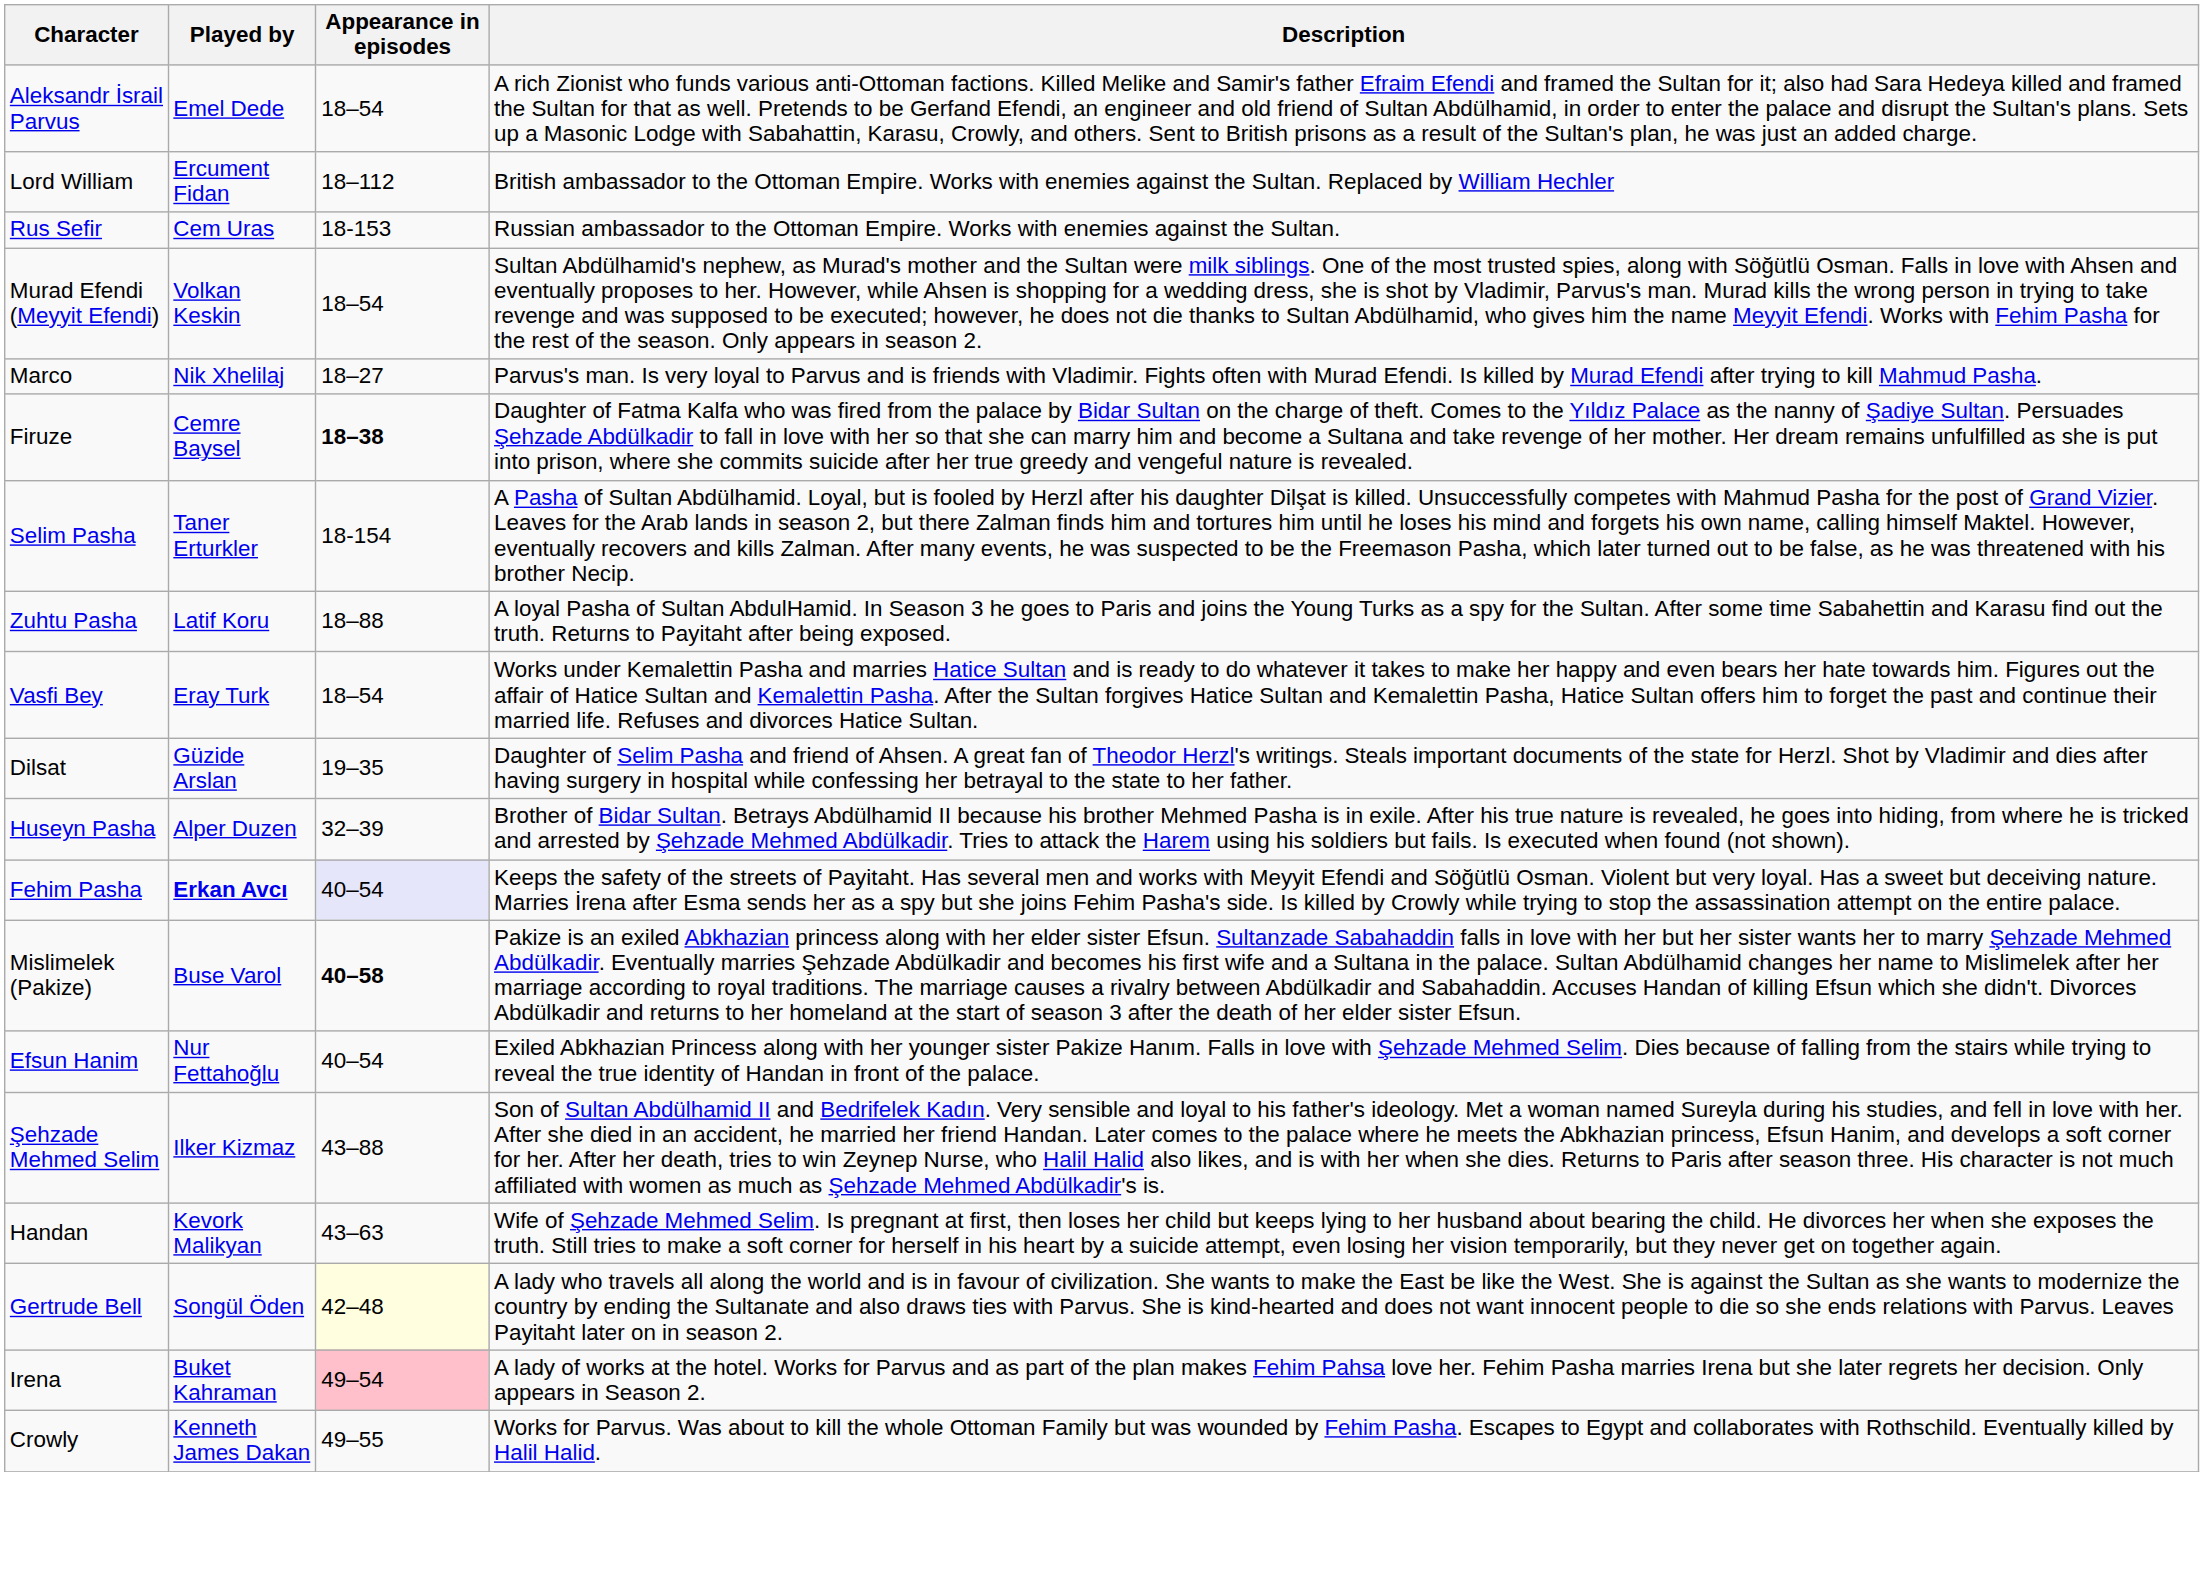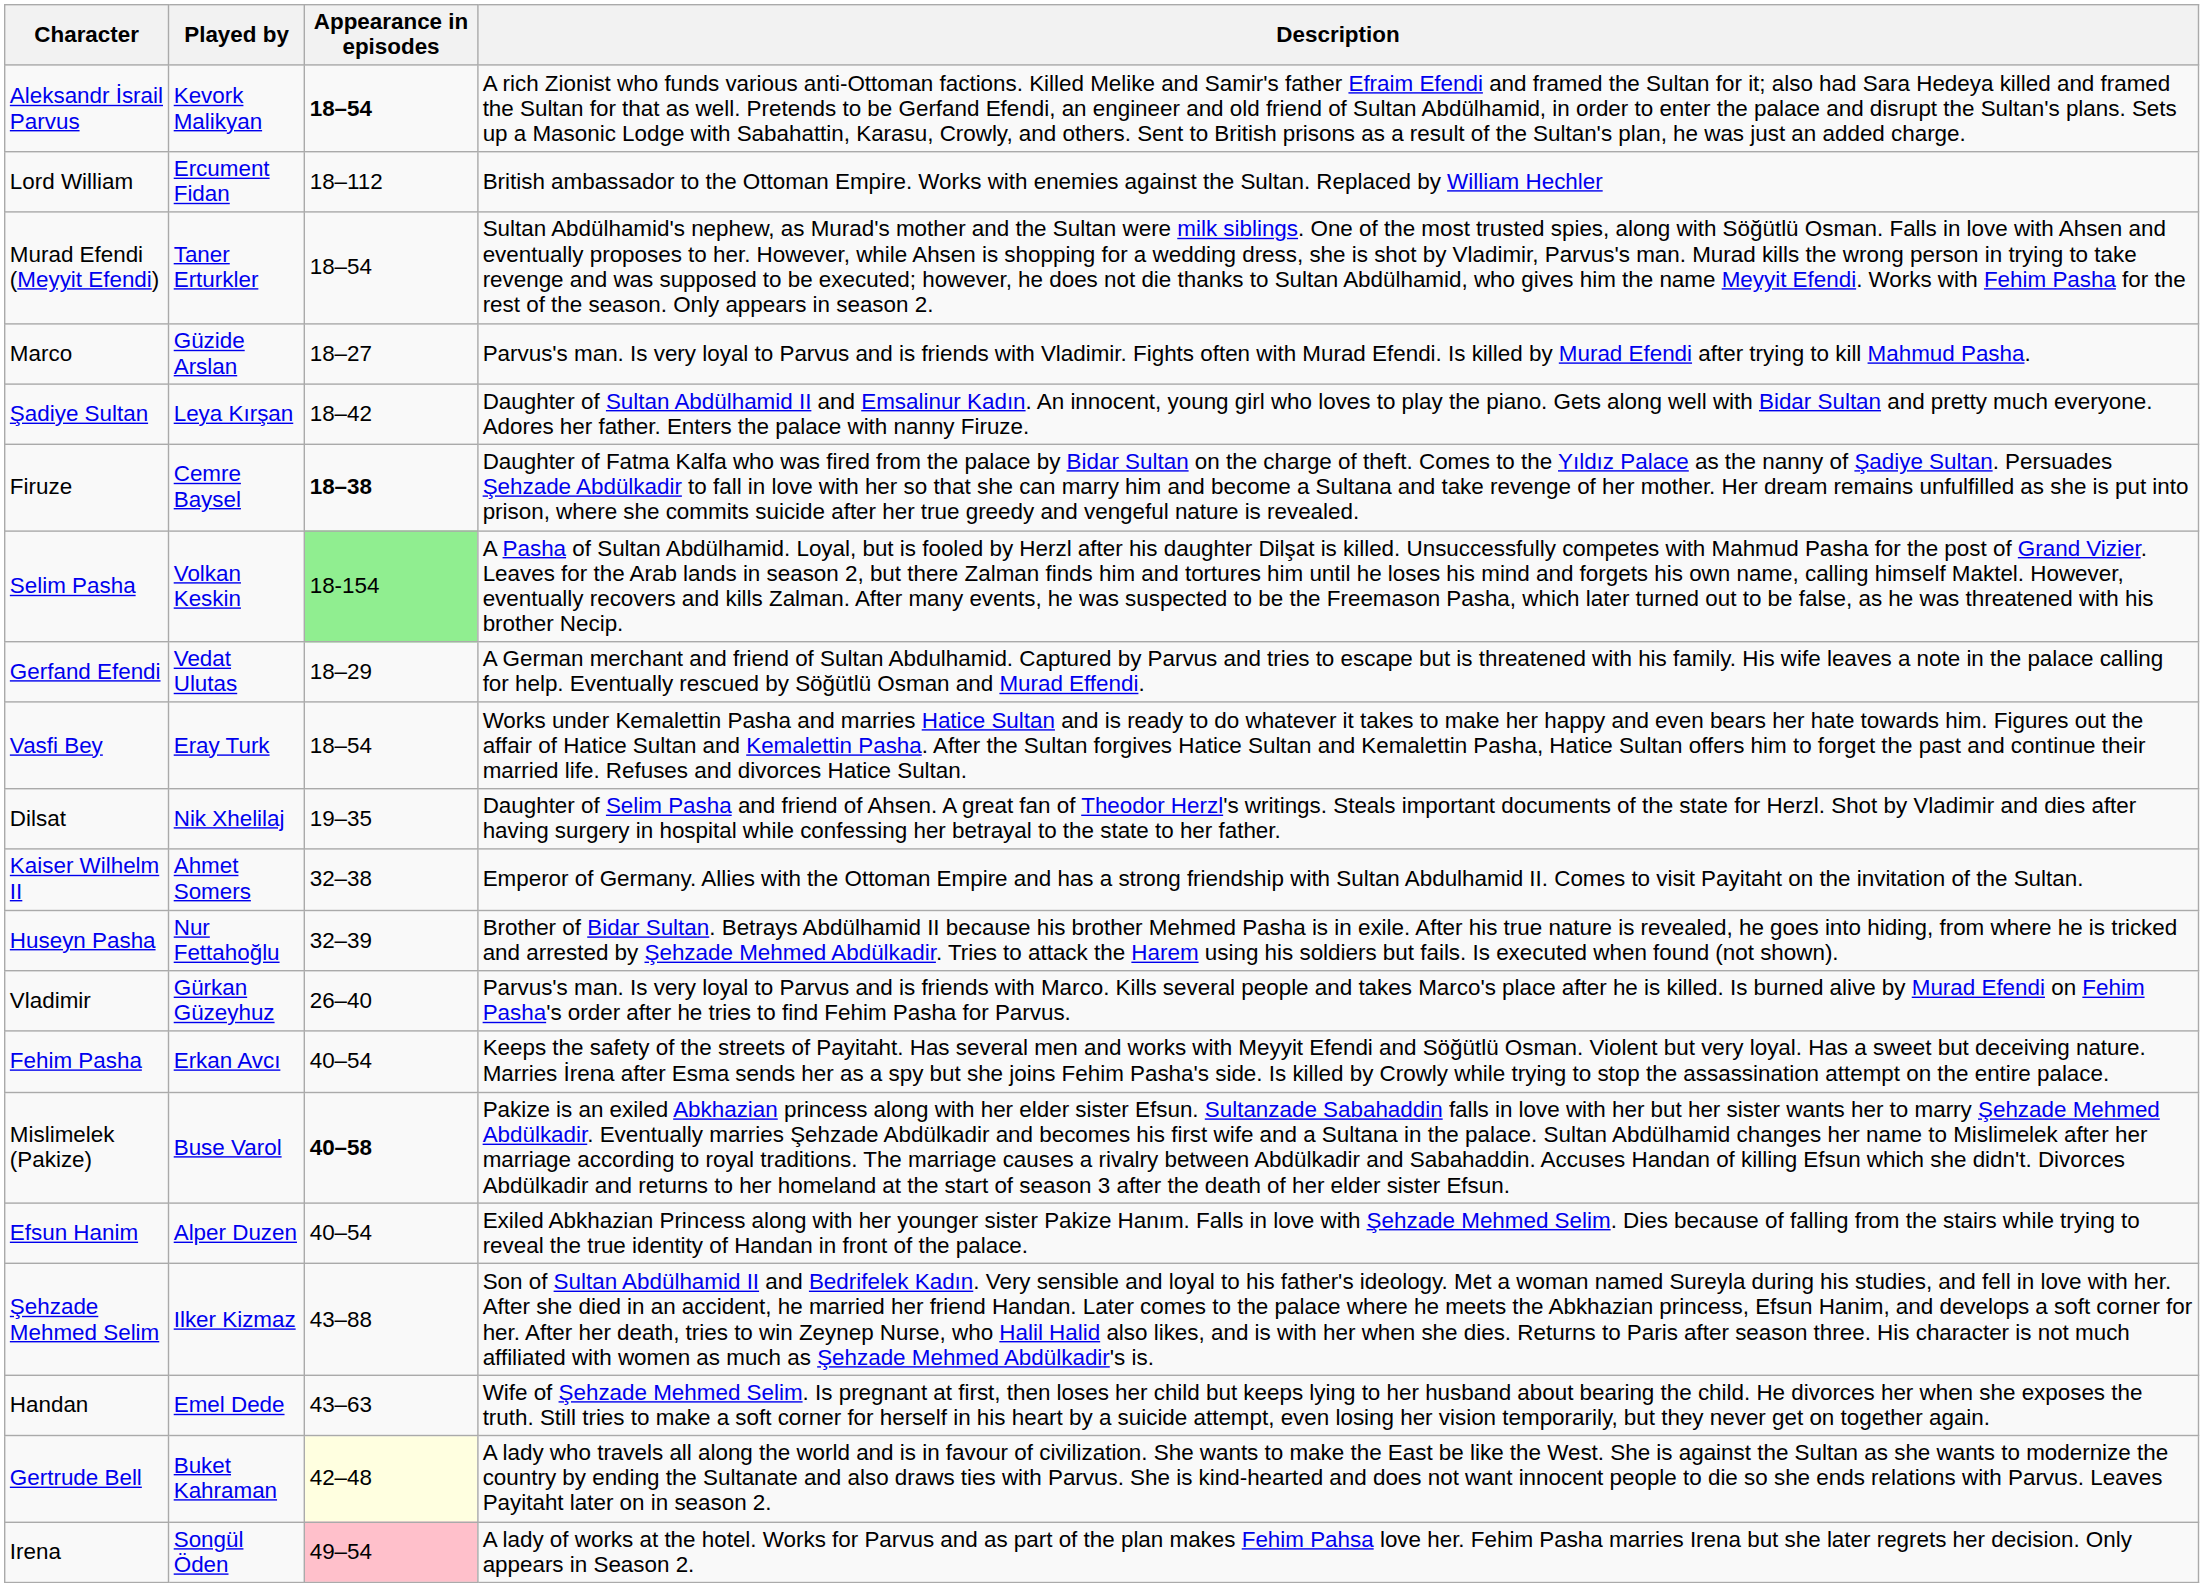(229, 108) Emel Dede -> (218, 108) Kevork Malikyan
(352, 108) normal -> (341, 108) bold
- row: (56, 229)
(207, 302) Volkan Keskin -> (216, 267) Taner Erturkler
(229, 376) Nik Xhelilaj -> (209, 353) Güzide Arslan
+ row: (79, 414)
(216, 535) Taner Erturkler -> (207, 585) Volkan Keskin
(356, 535) no background -> (345, 585) lightgreen background
- row: (73, 621)
+ row: (85, 671)
(209, 768) Güzide Arslan -> (229, 818) Nik Xhelilaj
+ row: (85, 879)
(235, 828) Alper Duzen -> (227, 939) Nur Fettahoğlu
+ row: (50, 1000)
(230, 889) bold -> (227, 1061) normal
(352, 889) lavender background -> (341, 1061) no background
(226, 1061) Nur Fettahoğlu -> (235, 1233) Alper Duzen
(218, 1233) Kevork Malikyan -> (229, 1405) Emel Dede
(239, 1306) Songül Öden -> (225, 1478) Buket Kahraman
(225, 1379) Buket Kahraman -> (209, 1551) Songül Öden
- row: (44, 1440)
